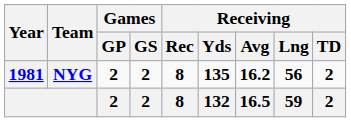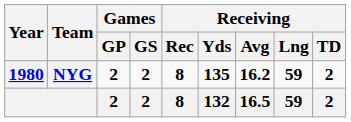(26, 74) 1981 -> (26, 74) 1980
(294, 74) 56 -> (294, 74) 59
